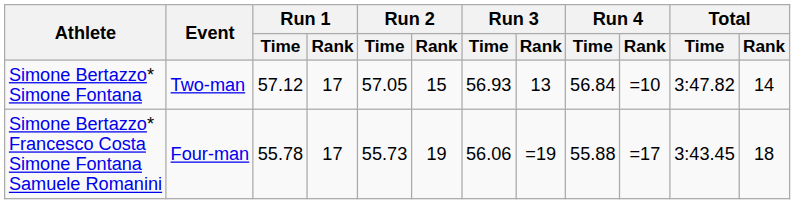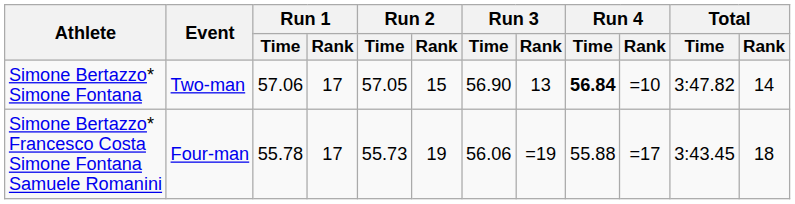(280, 85) 57.12 -> (280, 85) 57.06
(489, 85) 56.93 -> (489, 85) 56.90
(593, 85) normal -> (593, 85) bold
